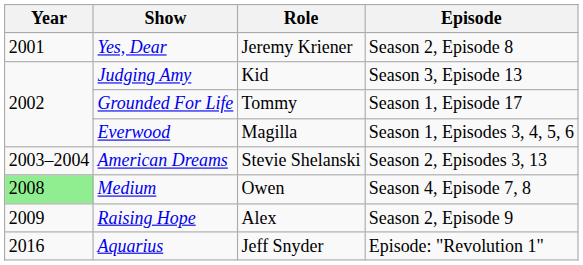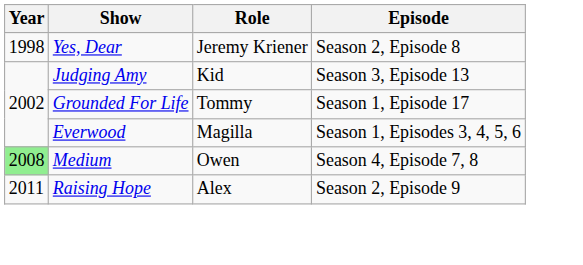(27, 47) 2001 -> (27, 47) 1998
- row: (163, 160)
(27, 217) 2009 -> (26, 189) 2011
- row: (130, 246)
